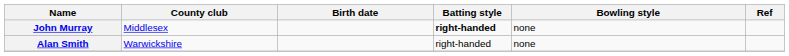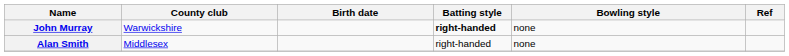(146, 28) Middlesex -> (153, 28) Warwickshire
(153, 44) Warwickshire -> (146, 44) Middlesex
